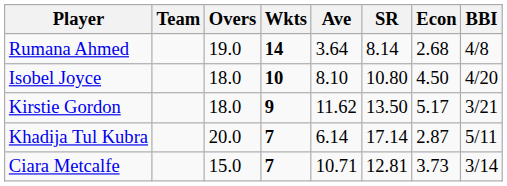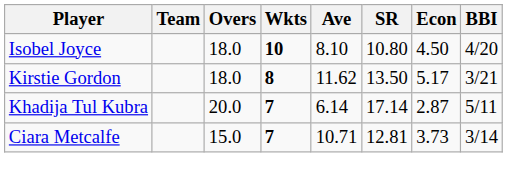- row: (69, 48)
(269, 107) 9 -> (269, 78) 8
